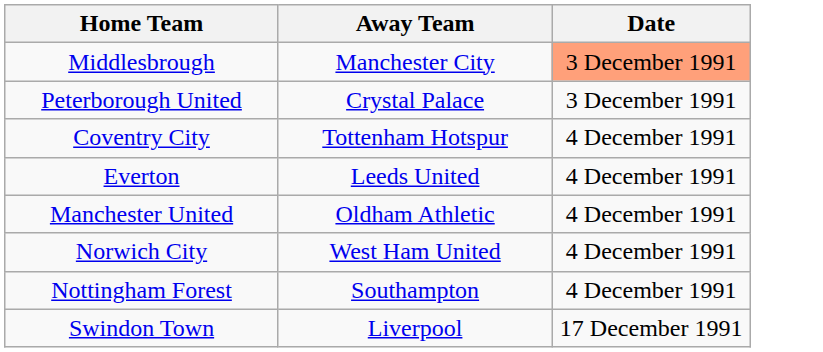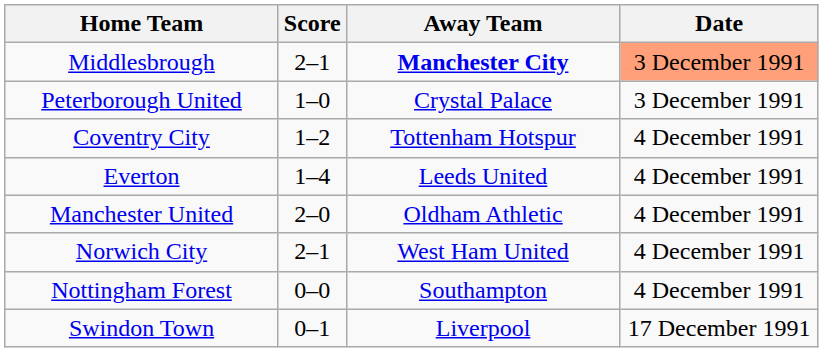+ column: (312, 23)
(415, 61) normal -> (483, 61) bold
